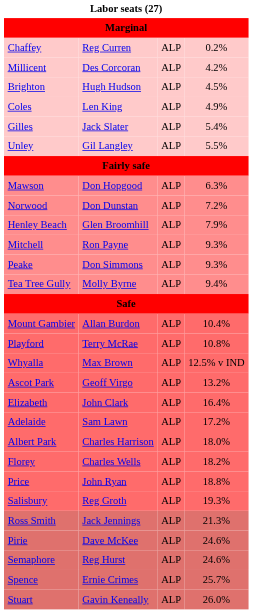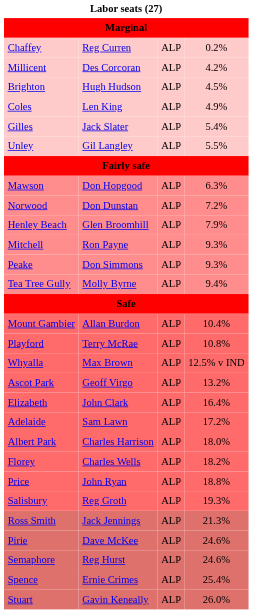(216, 579) 25.7% -> (216, 579) 25.4%
